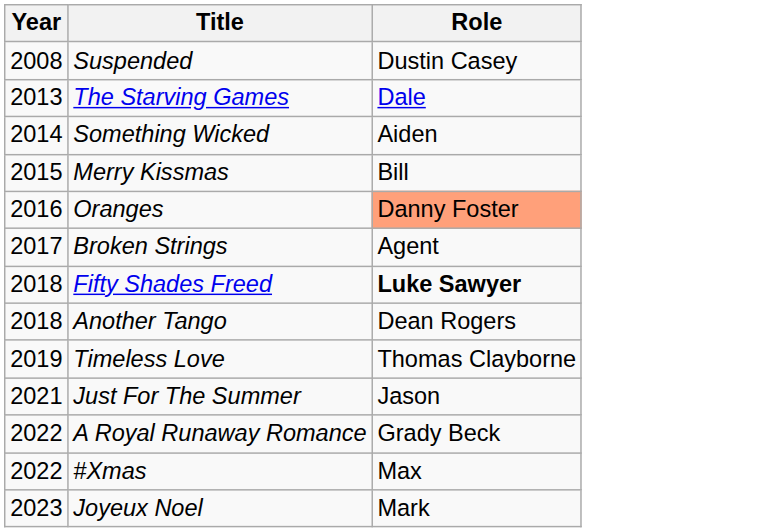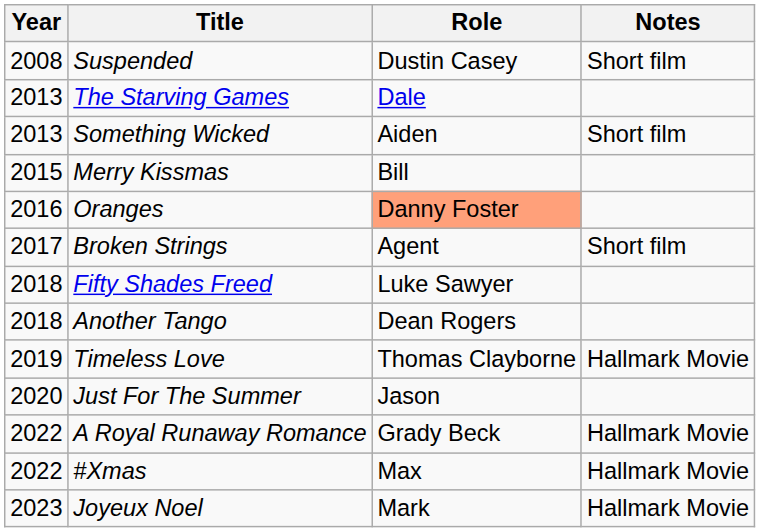+ column: (668, 23)
(36, 135) 2014 -> (36, 135) 2013
(449, 284) bold -> (445, 284) normal
(36, 396) 2021 -> (36, 396) 2020
